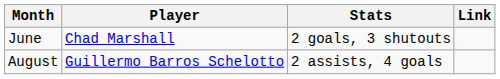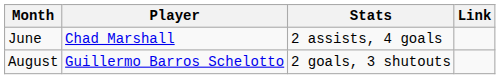(371, 39) 2 goals, 3 shutouts -> (367, 39) 2 assists, 4 goals
(367, 62) 2 assists, 4 goals -> (371, 62) 2 goals, 3 shutouts
